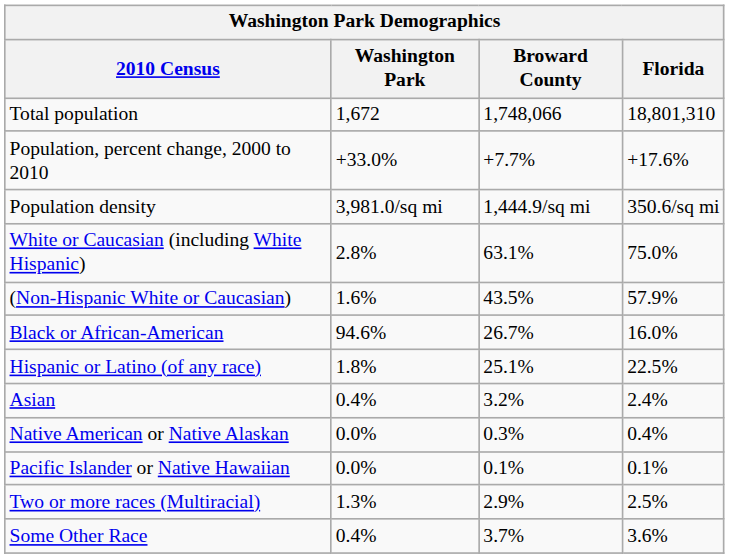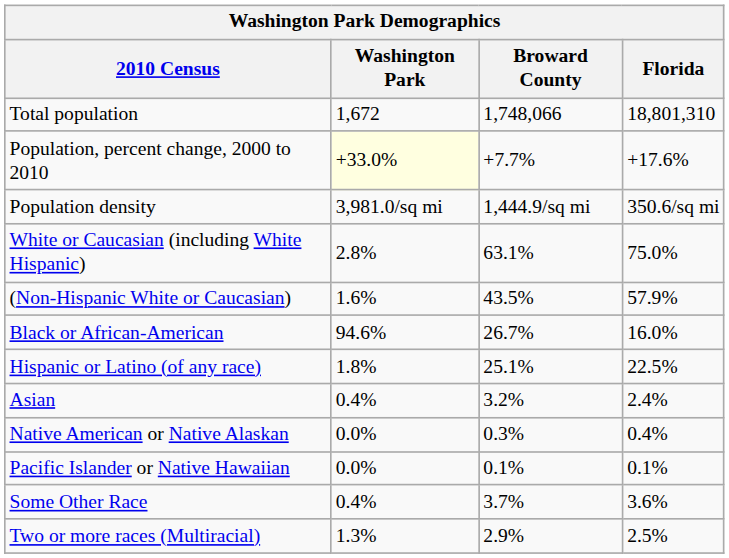(367, 160) no background -> (367, 160) lightyellow background
rows swapped: (135, 501) <-> (79, 535)
